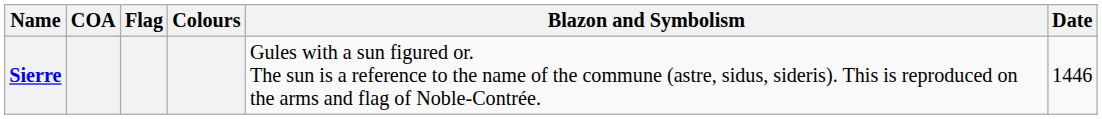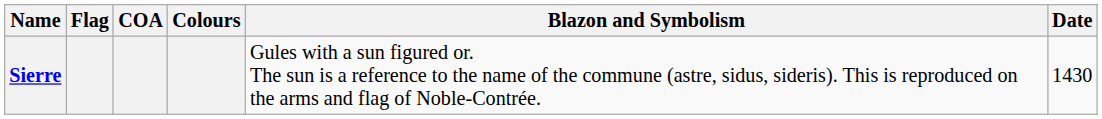columns swapped: (93, 20) <-> (144, 20)
(1072, 75) 1446 -> (1072, 75) 1430
